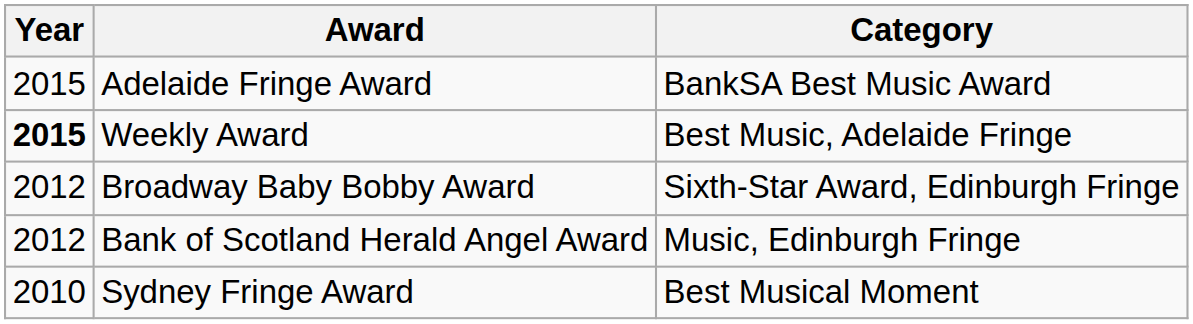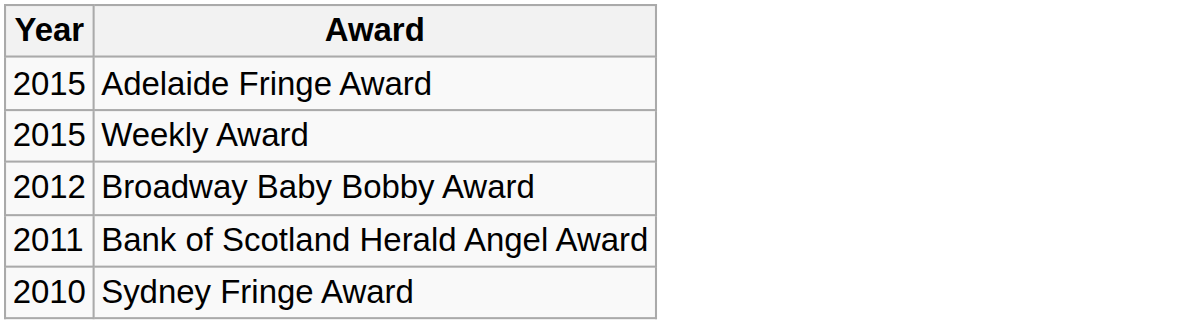- column: (922, 30)
(49, 135) bold -> (49, 135) normal
(49, 239) 2012 -> (48, 239) 2011
